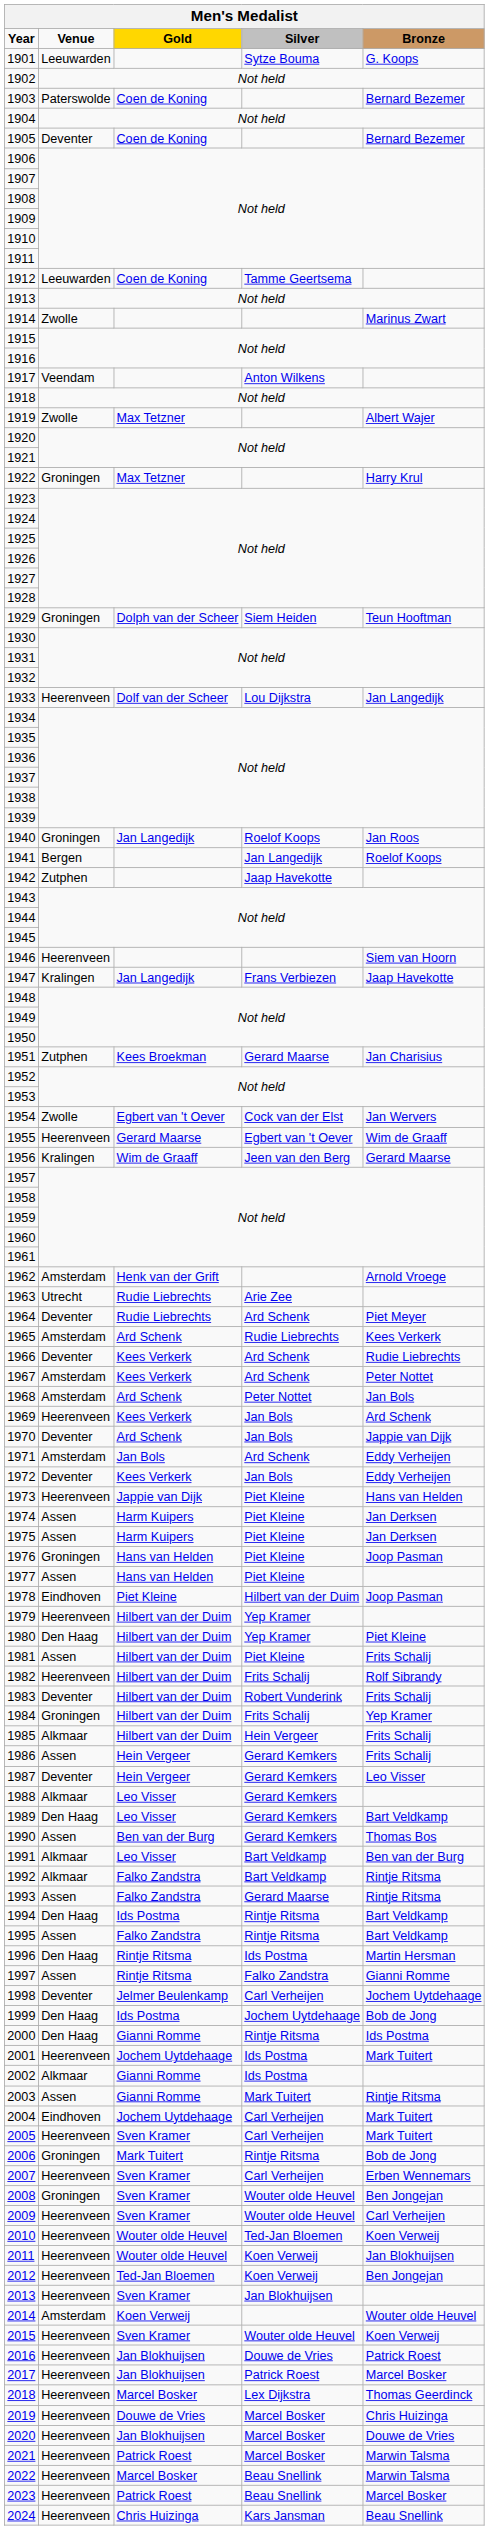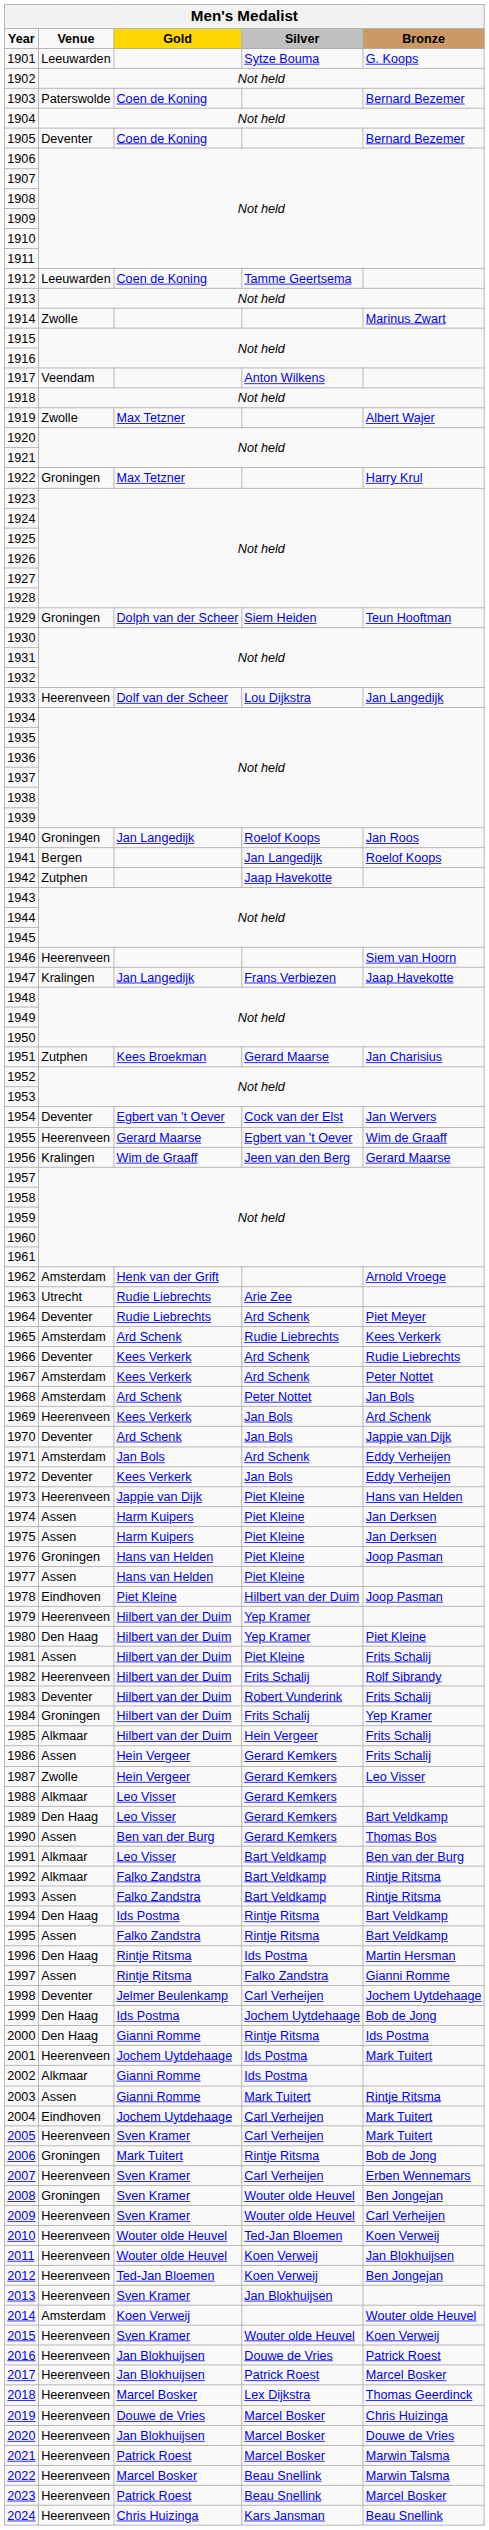(59, 1117) Zwolle -> (67, 1117) Deventer
(67, 1776) Deventer -> (59, 1776) Zwolle
(287, 1896) Gerard Maarse -> (285, 1896) Bart Veldkamp
